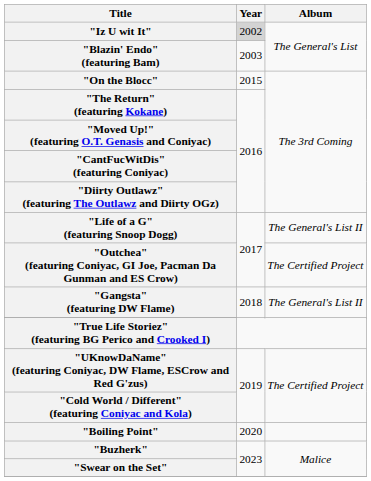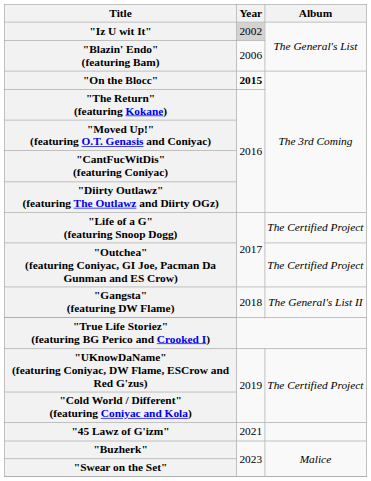(251, 55) 2003 -> (251, 55) 2006
(251, 80) normal -> (251, 80) bold
(315, 227) The General's List II -> (315, 227) The Certified Project
- row: (121, 431)
+ row: (121, 431)
